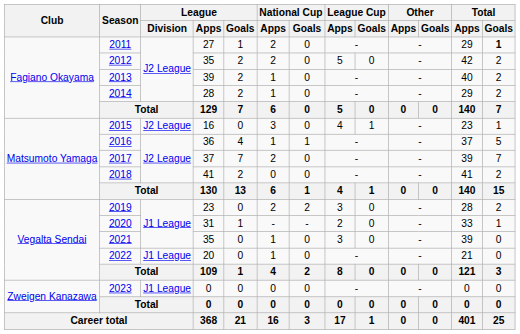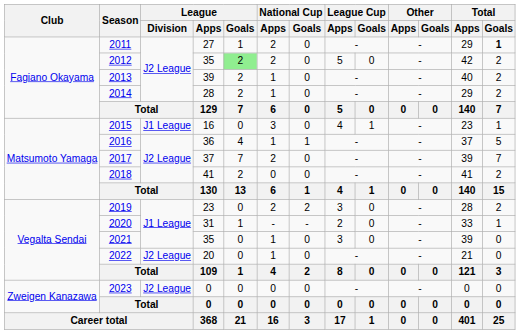(240, 61) no background -> (240, 61) lightgreen background
(167, 126) J2 League -> (167, 126) J1 League
(167, 256) J1 League -> (167, 256) J2 League
(167, 288) J1 League -> (167, 288) J2 League
